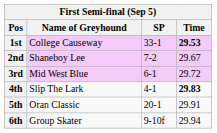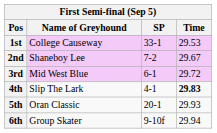(190, 43) bold -> (190, 43) normal
(190, 105) 29.91 -> (190, 105) 29.93
